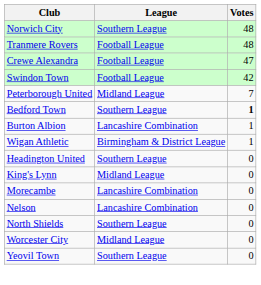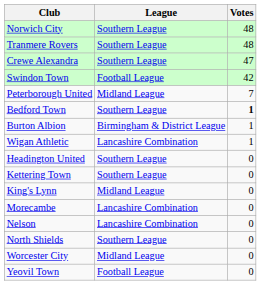(130, 45) Football League -> (132, 45) Southern League
(130, 61) Football League -> (132, 61) Southern League
(147, 126) Lancashire Combination -> (161, 126) Birmingham & District League
(161, 142) Birmingham & District League -> (147, 142) Lancashire Combination
+ row: (39, 175)
(132, 256) Southern League -> (130, 272) Football League
